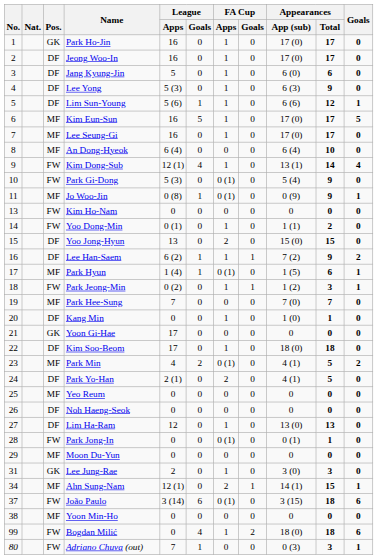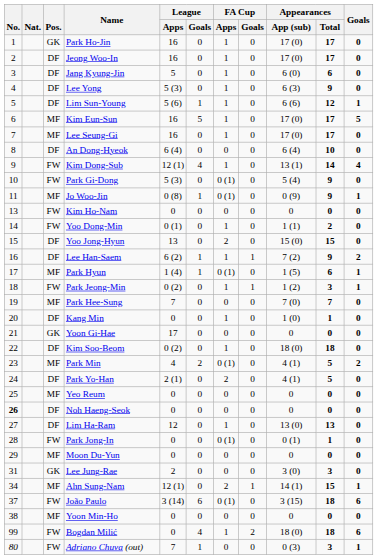(54, 149) MF -> (54, 149) DF
(173, 348) 17 -> (173, 348) 0 (2)
(13, 409) normal -> (13, 409) bold
(226, 470) 1 -> (226, 470) 0
